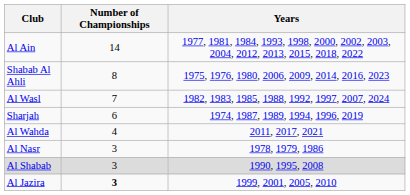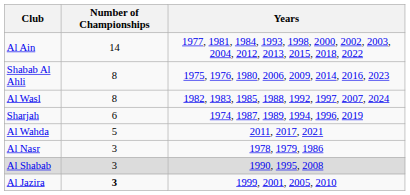(114, 98) 7 -> (114, 98) 8
(114, 132) 4 -> (114, 132) 5
